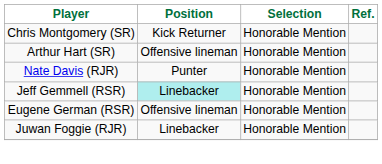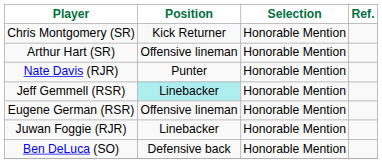+ row: (71, 149)
